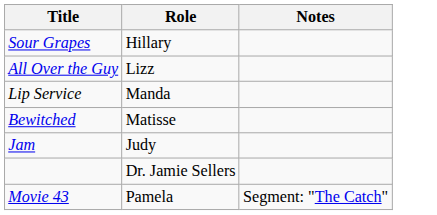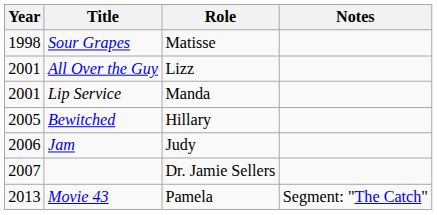+ column: (24, 17)
(149, 42) Hillary -> (191, 42) Matisse
(151, 119) Matisse -> (188, 119) Hillary
